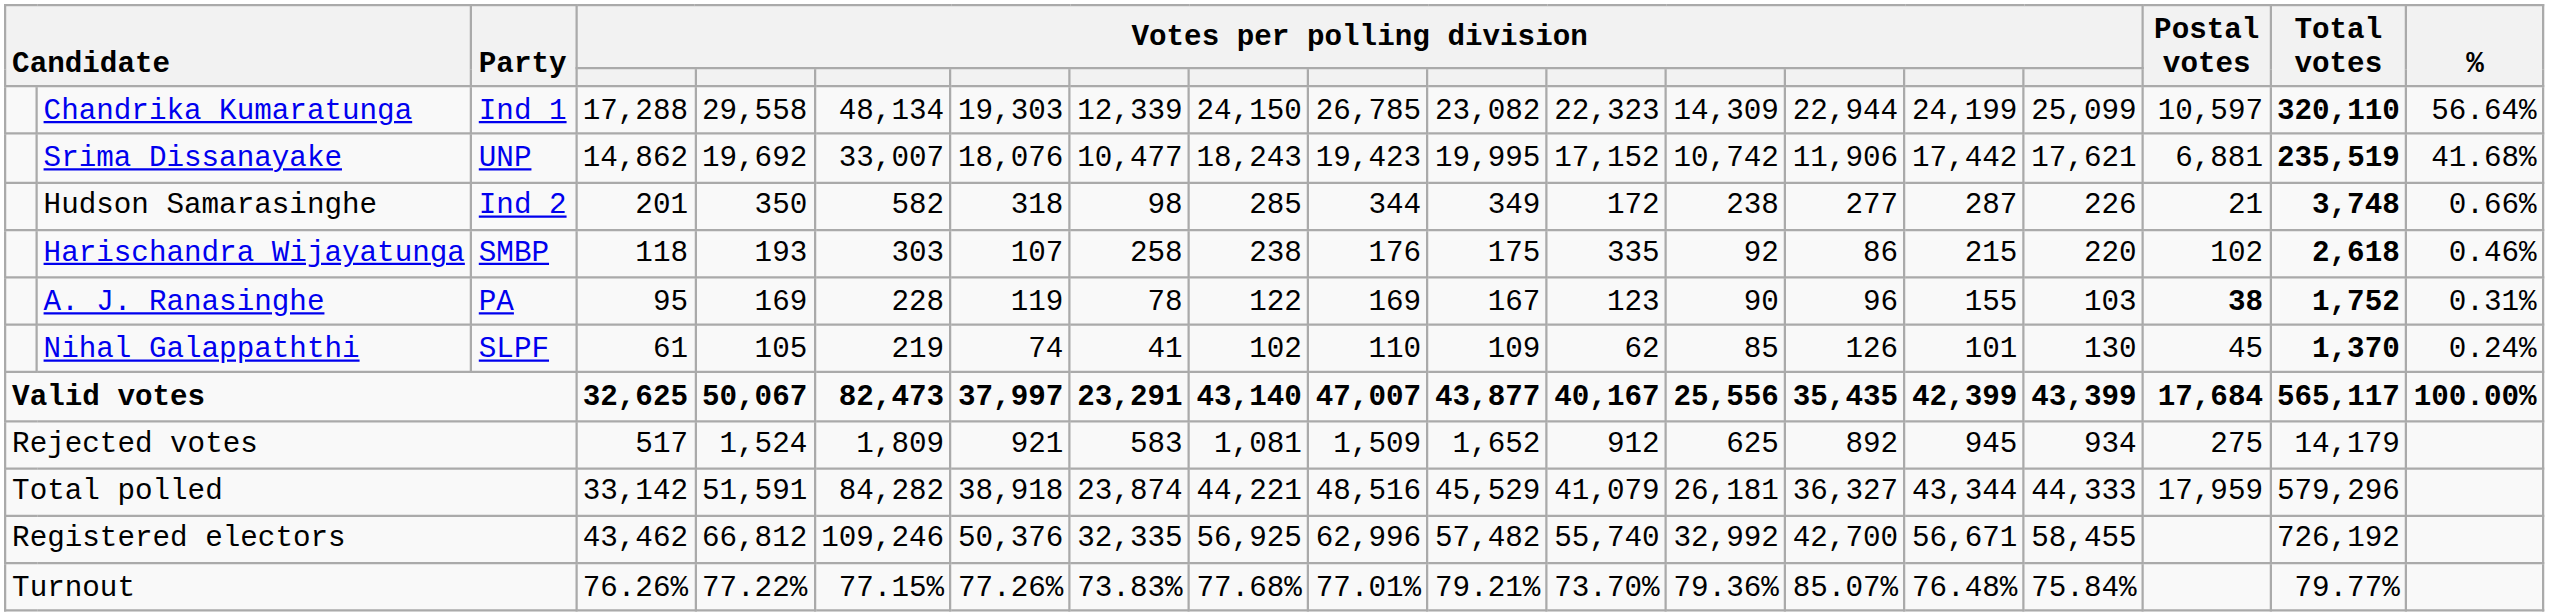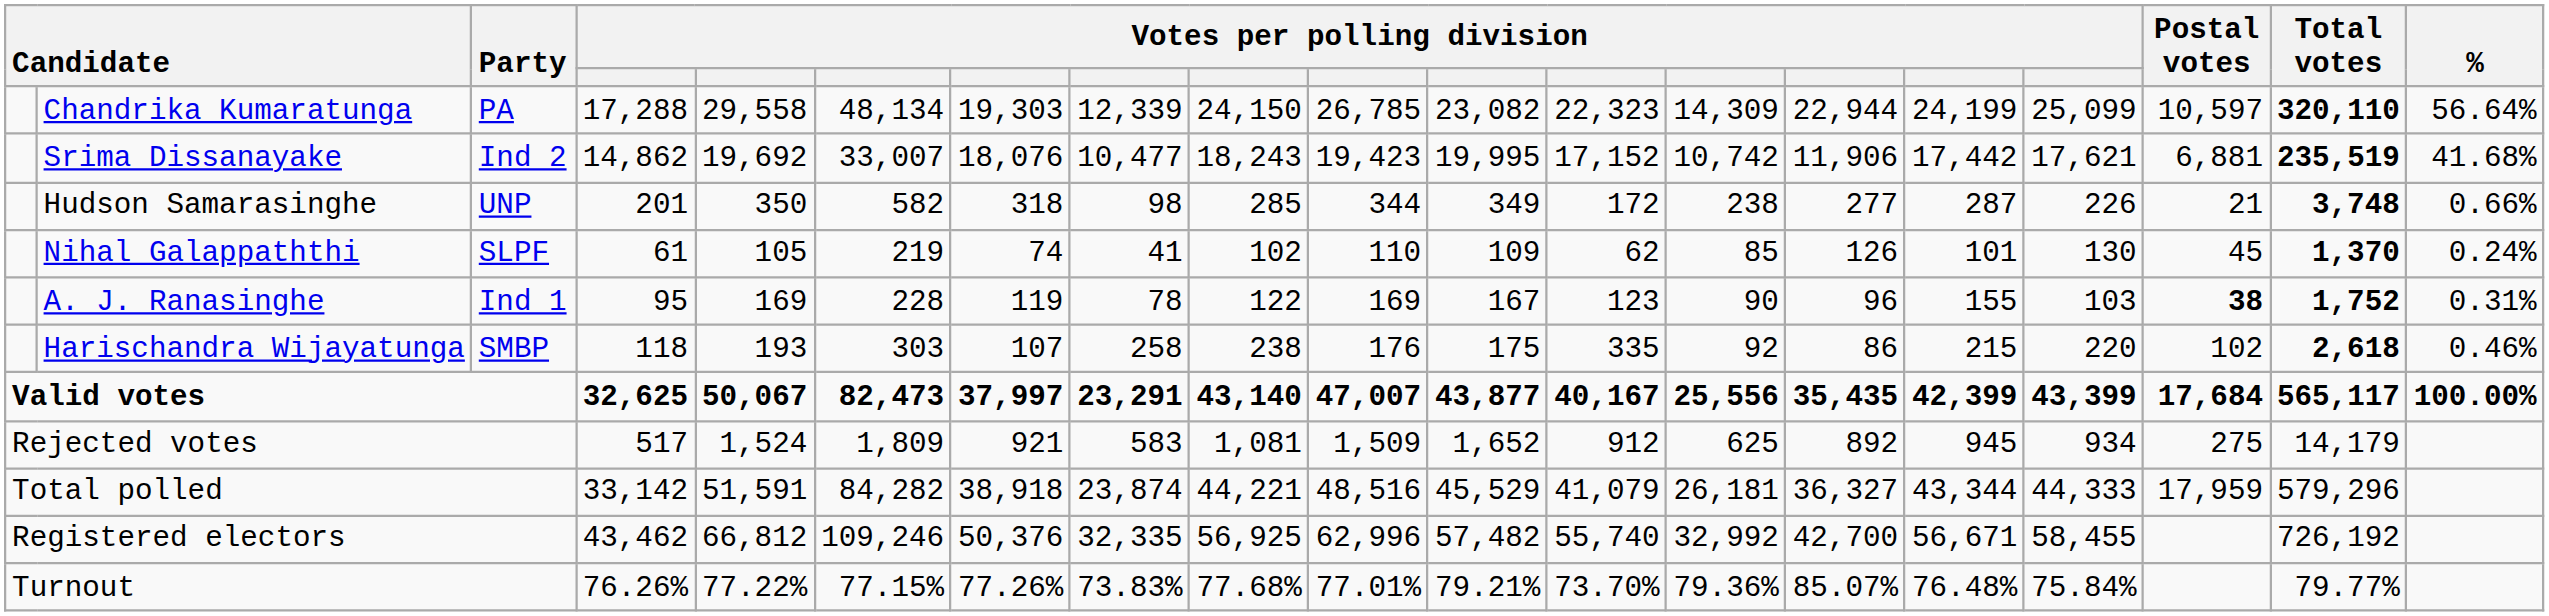(523, 110) Ind 1 -> (496, 110) PA
(505, 158) UNP -> (523, 158) Ind 2
(523, 206) Ind 2 -> (505, 206) UNP
rows swapped: (254, 253) <-> (202, 349)
(496, 301) PA -> (523, 301) Ind 1
